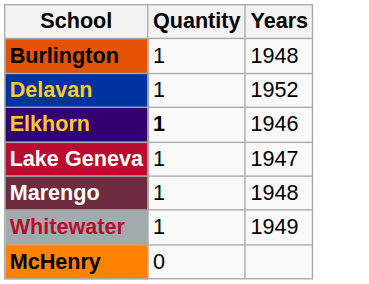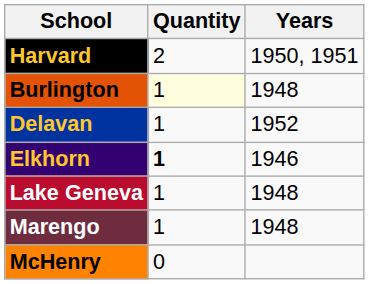+ row: (50, 55)
(159, 55) no background -> (159, 90) lightyellow background
(274, 158) 1947 -> (274, 192) 1948
- row: (67, 227)
